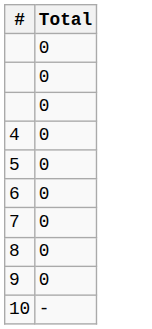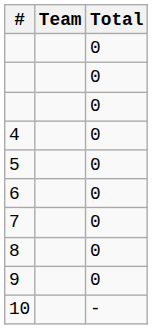+ column: (60, 19)
